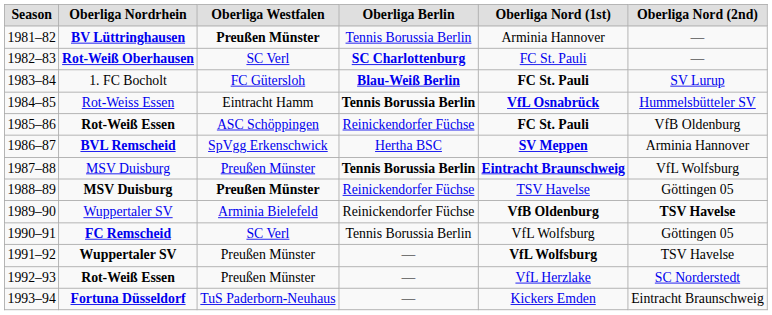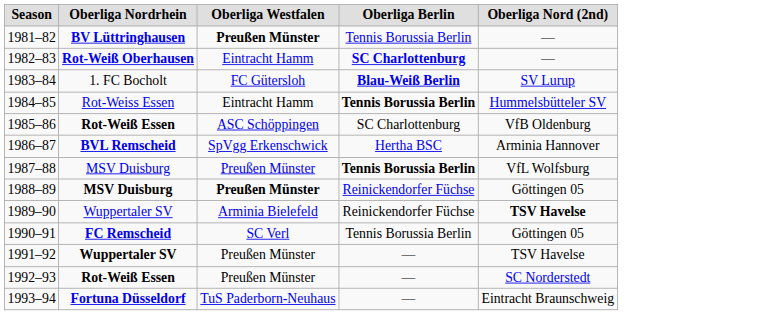- column: (553, 15)
(268, 59) SC Verl -> (268, 59) Eintracht Hamm
(408, 124) Reinickendorfer Füchse -> (408, 124) SC Charlottenburg
